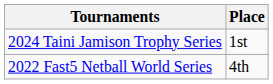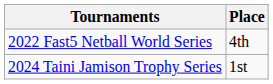rows swapped: (110, 66) <-> (115, 41)
